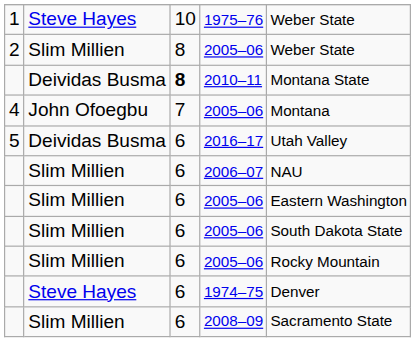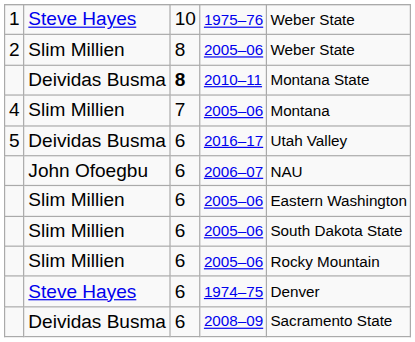(88, 110) John Ofoegbu -> (76, 110) Slim Millien
(76, 170) Slim Millien -> (88, 170) John Ofoegbu
(76, 321) Slim Millien -> (97, 321) Deividas Busma
